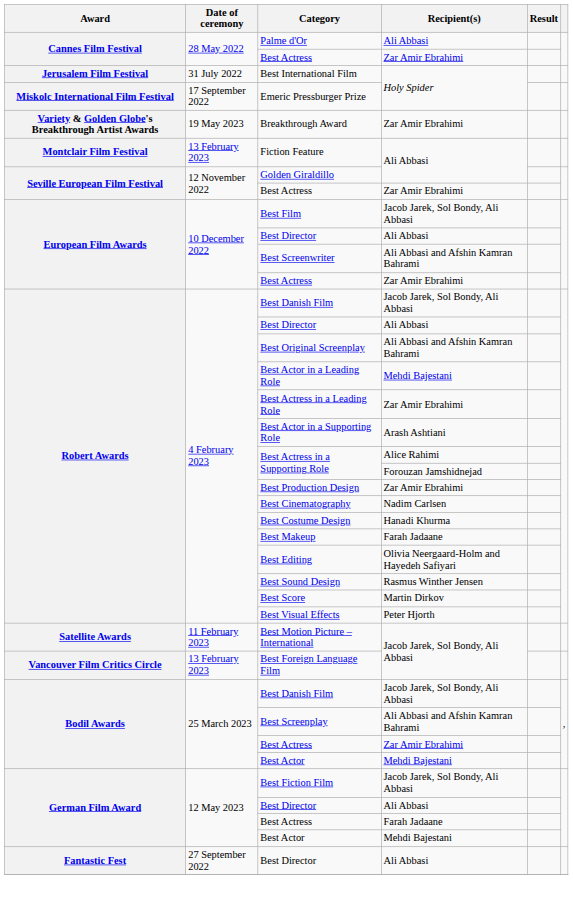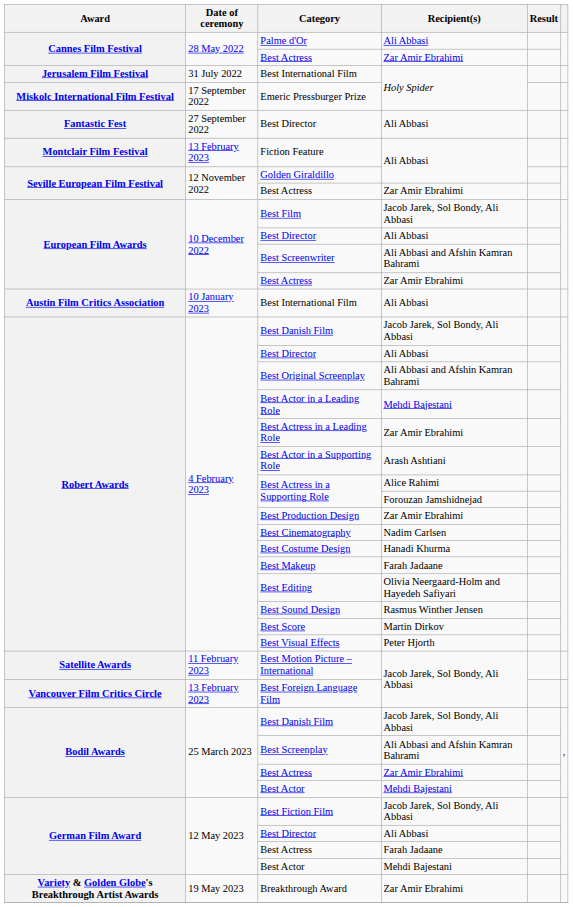rows swapped: (95, 860) <-> (95, 124)
+ row: (95, 303)
